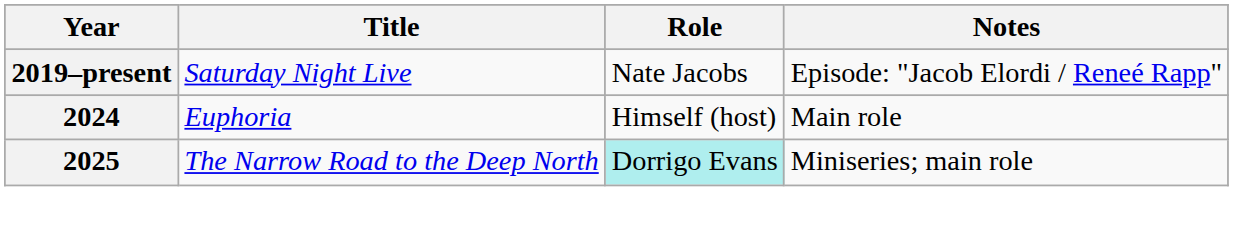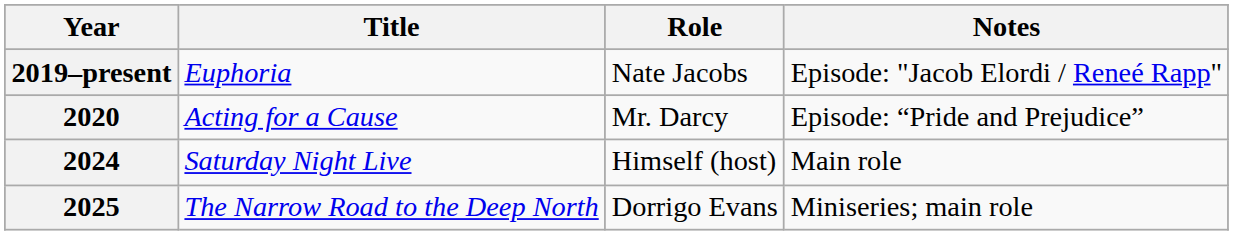(298, 71) Saturday Night Live -> (238, 71) Euphoria
+ row: (91, 116)
(238, 116) Euphoria -> (298, 161) Saturday Night Live
(695, 161) paleturquoise background -> (695, 206) no background
